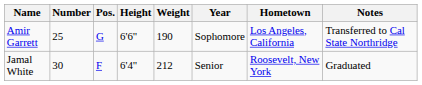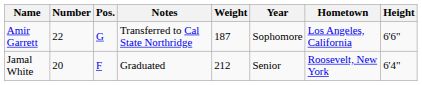columns swapped: (136, 13) <-> (370, 13)
(58, 36) 25 -> (58, 36) 22
(165, 36) 190 -> (222, 36) 187
(58, 65) 30 -> (58, 65) 20
